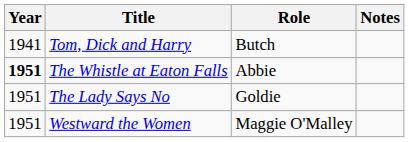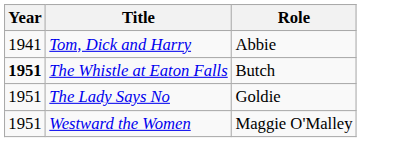- column: (380, 17)
(255, 44) Butch -> (256, 44) Abbie
(256, 70) Abbie -> (255, 70) Butch
